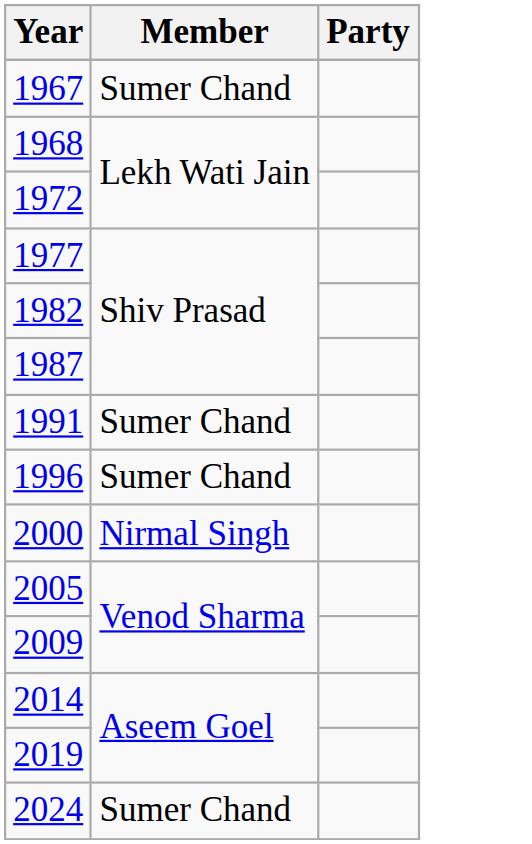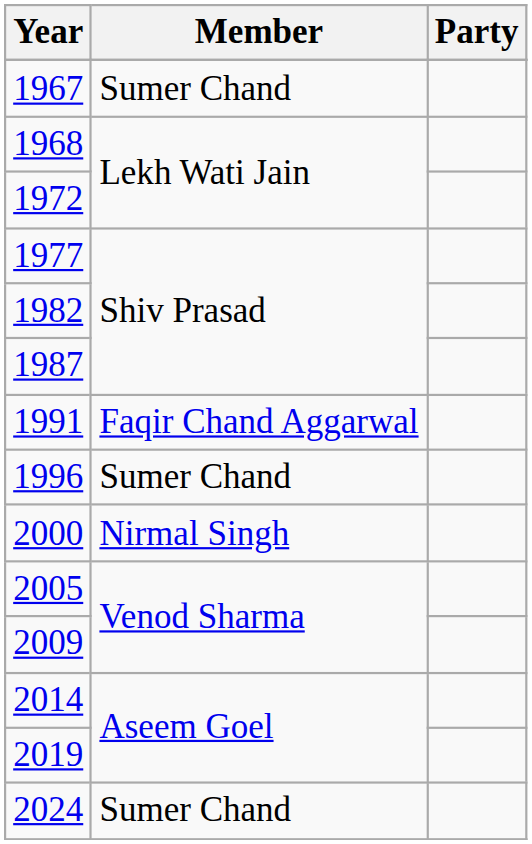(195, 421) Sumer Chand -> (259, 421) Faqir Chand Aggarwal
